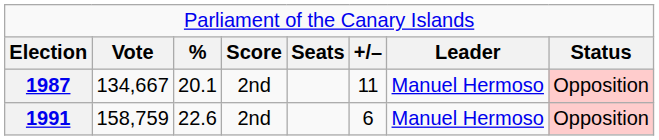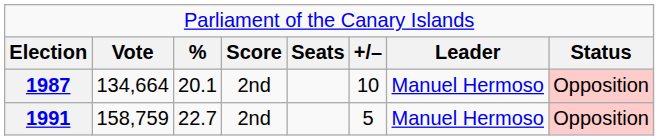(133, 85) 134,667 -> (133, 85) 134,664
(368, 85) 11 -> (368, 85) 10
(198, 117) 22.6 -> (198, 117) 22.7
(368, 117) 6 -> (368, 117) 5
